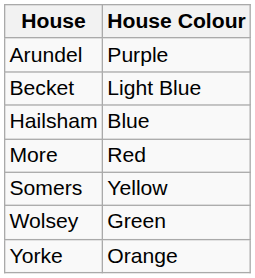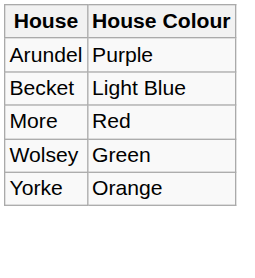- row: (54, 121)
- row: (46, 188)
